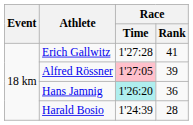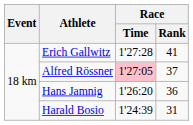(172, 72) 39 -> (172, 72) 37
(136, 91) paleturquoise background -> (136, 91) no background
(172, 110) 28 -> (172, 110) 31
